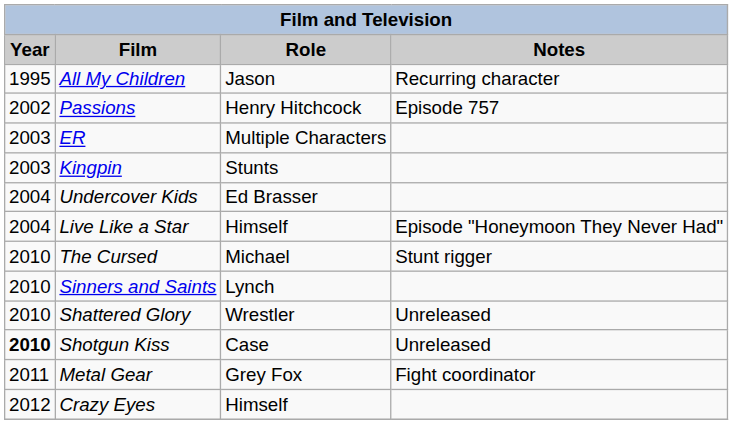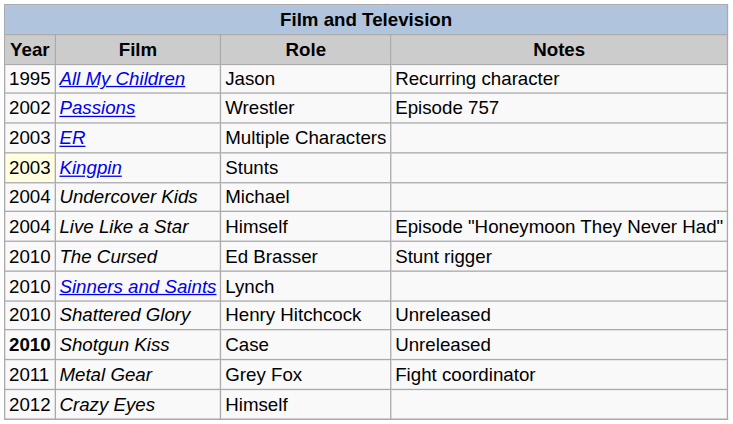(293, 109) Henry Hitchcock -> (260, 109) Wrestler
(30, 168) no background -> (30, 168) lightyellow background
(272, 197) Ed Brasser -> (257, 197) Michael
(257, 256) Michael -> (272, 256) Ed Brasser
(260, 316) Wrestler -> (293, 316) Henry Hitchcock
